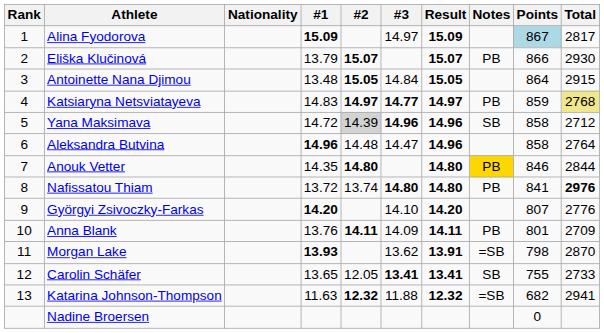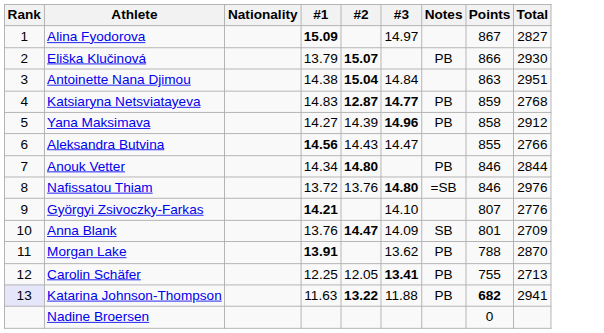- column: (445, 15)
(537, 36) lightblue background -> (490, 36) no background
(580, 36) 2817 -> (532, 36) 2827
(321, 79) 13.48 -> (321, 79) 14.38
(361, 79) 15.05 -> (361, 79) 15.04
(537, 79) 864 -> (490, 79) 863
(580, 79) 2915 -> (532, 79) 2951
(361, 101) 14.97 -> (361, 101) 12.87
(580, 101) khaki background -> (532, 101) no background
(321, 123) 14.72 -> (321, 123) 14.27
(361, 123) lightgrey background -> (361, 123) no background
(491, 123) SB -> (444, 123) PB
(580, 123) 2712 -> (532, 123) 2912
(321, 144) 14.96 -> (321, 144) 14.56
(361, 144) 14.48 -> (361, 144) 14.43
(537, 144) 858 -> (490, 144) 855
(580, 144) 2764 -> (532, 144) 2766
(321, 166) 14.35 -> (321, 166) 14.34
(491, 166) gold background -> (444, 166) no background
(361, 187) 13.74 -> (361, 187) 13.76
(491, 187) PB -> (444, 187) =SB
(537, 187) 841 -> (490, 187) 846
(580, 187) bold -> (532, 187) normal
(321, 209) 14.20 -> (321, 209) 14.21
(361, 230) 14.11 -> (361, 230) 14.47
(491, 230) PB -> (444, 230) SB
(321, 252) 13.93 -> (321, 252) 13.91
(491, 252) =SB -> (444, 252) PB
(537, 252) 798 -> (490, 252) 788
(321, 274) 13.65 -> (321, 274) 12.25
(491, 274) SB -> (444, 274) PB
(580, 274) 2733 -> (532, 274) 2713
(24, 295) no background -> (24, 295) lavender background
(361, 295) 12.32 -> (361, 295) 13.22
(491, 295) =SB -> (444, 295) PB
(537, 295) normal -> (490, 295) bold
